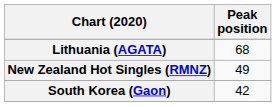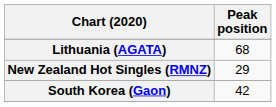(242, 70) 49 -> (242, 70) 29
